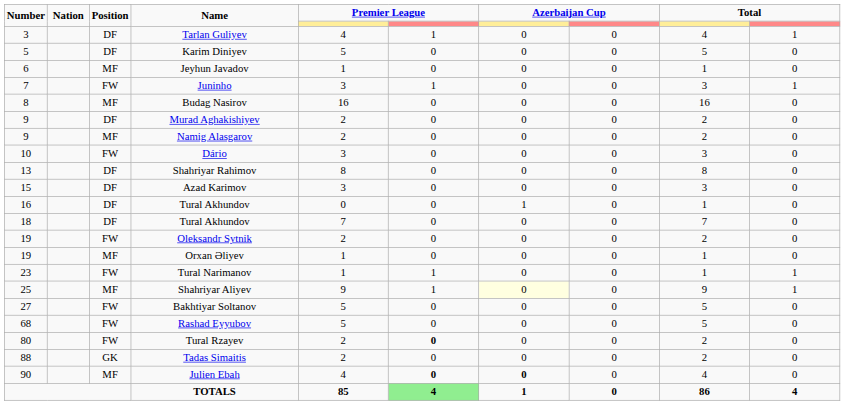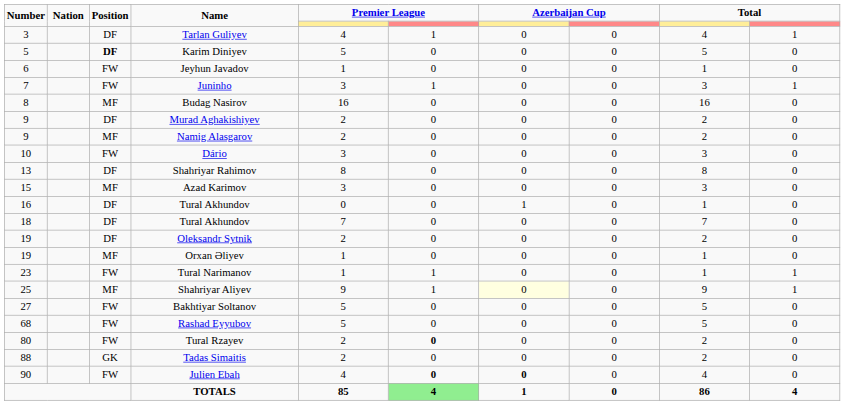(110, 51) normal -> (110, 51) bold
(110, 68) MF -> (110, 68) FW
(110, 187) DF -> (110, 187) MF
(110, 238) FW -> (110, 238) DF
(110, 374) MF -> (110, 374) FW
